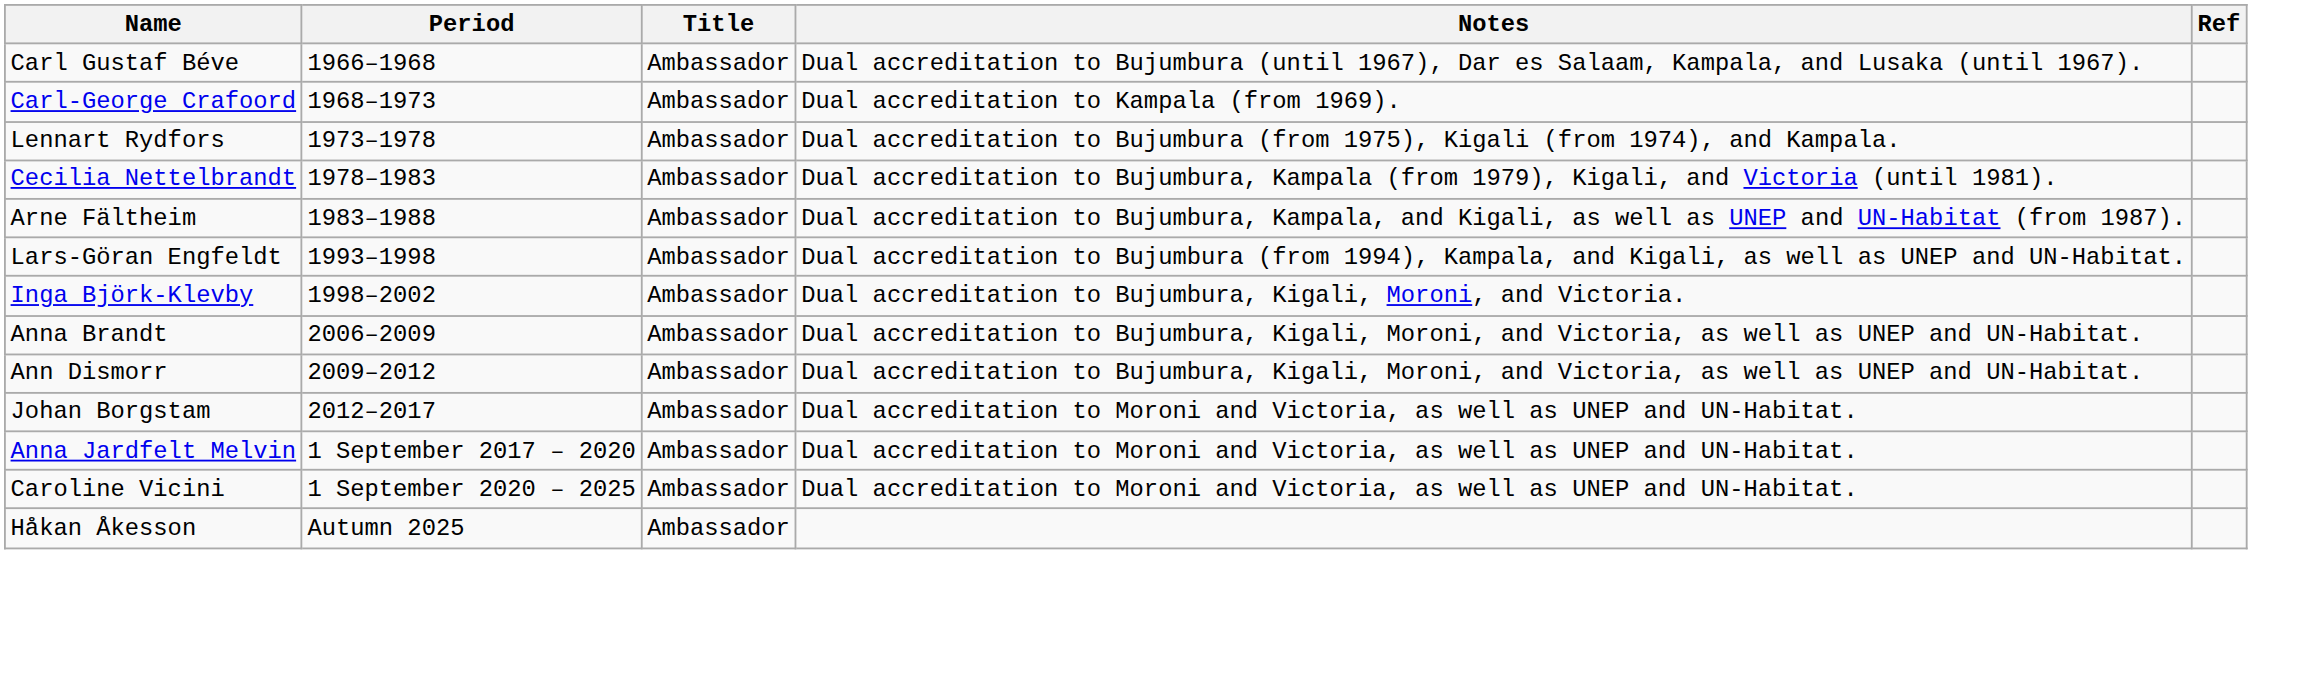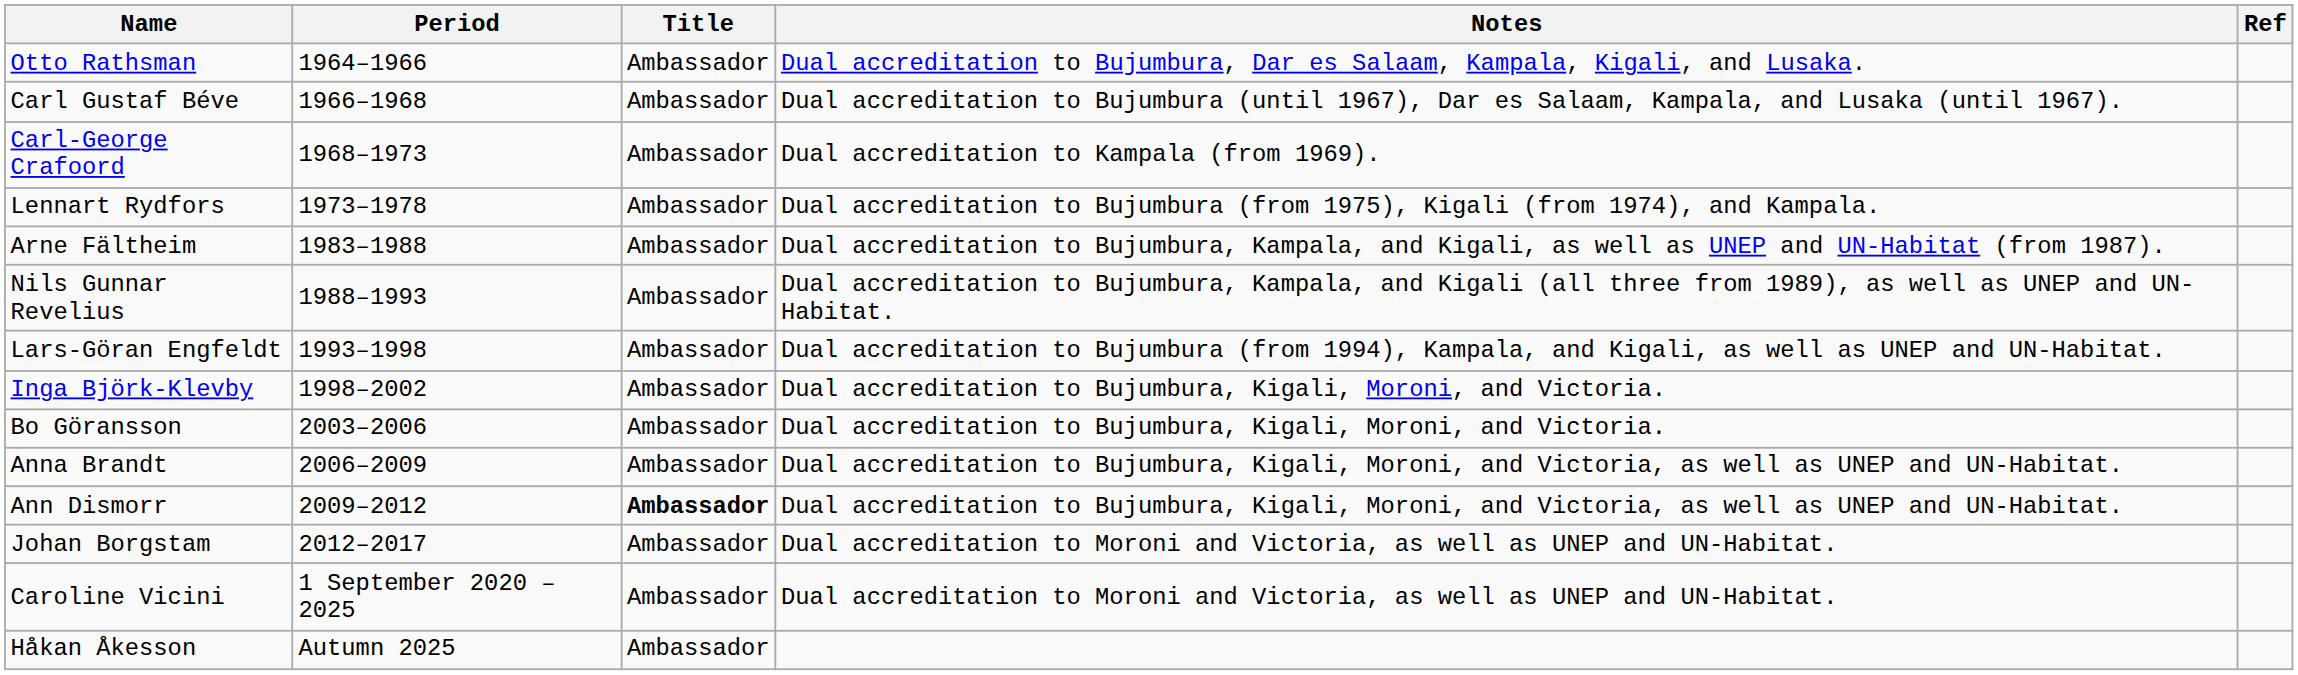+ row: (103, 63)
- row: (153, 179)
+ row: (89, 298)
+ row: (96, 428)
(719, 373) normal -> (698, 506) bold
- row: (153, 451)
